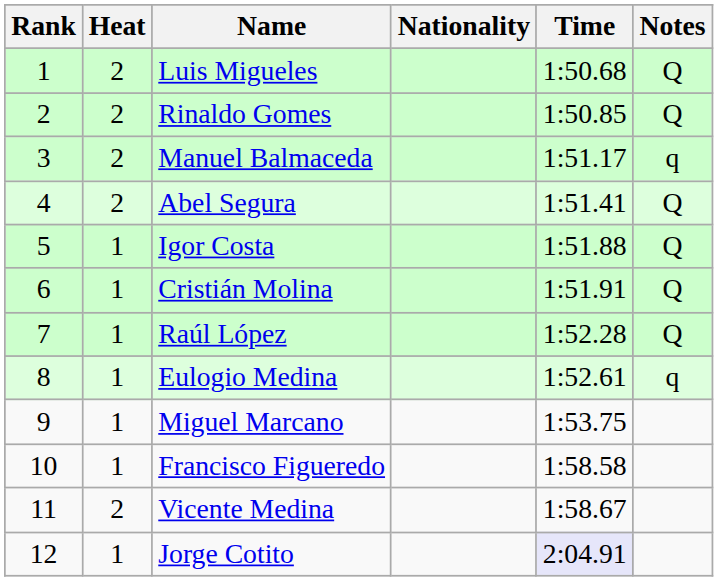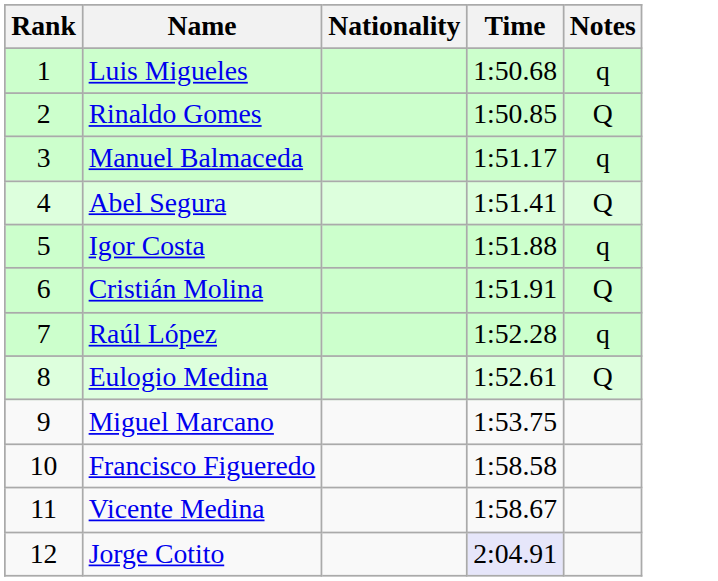- column: (117, 26)
(672, 70) Q -> (603, 70) q
(672, 245) Q -> (603, 245) q
(672, 333) Q -> (603, 333) q
(672, 377) q -> (603, 377) Q
